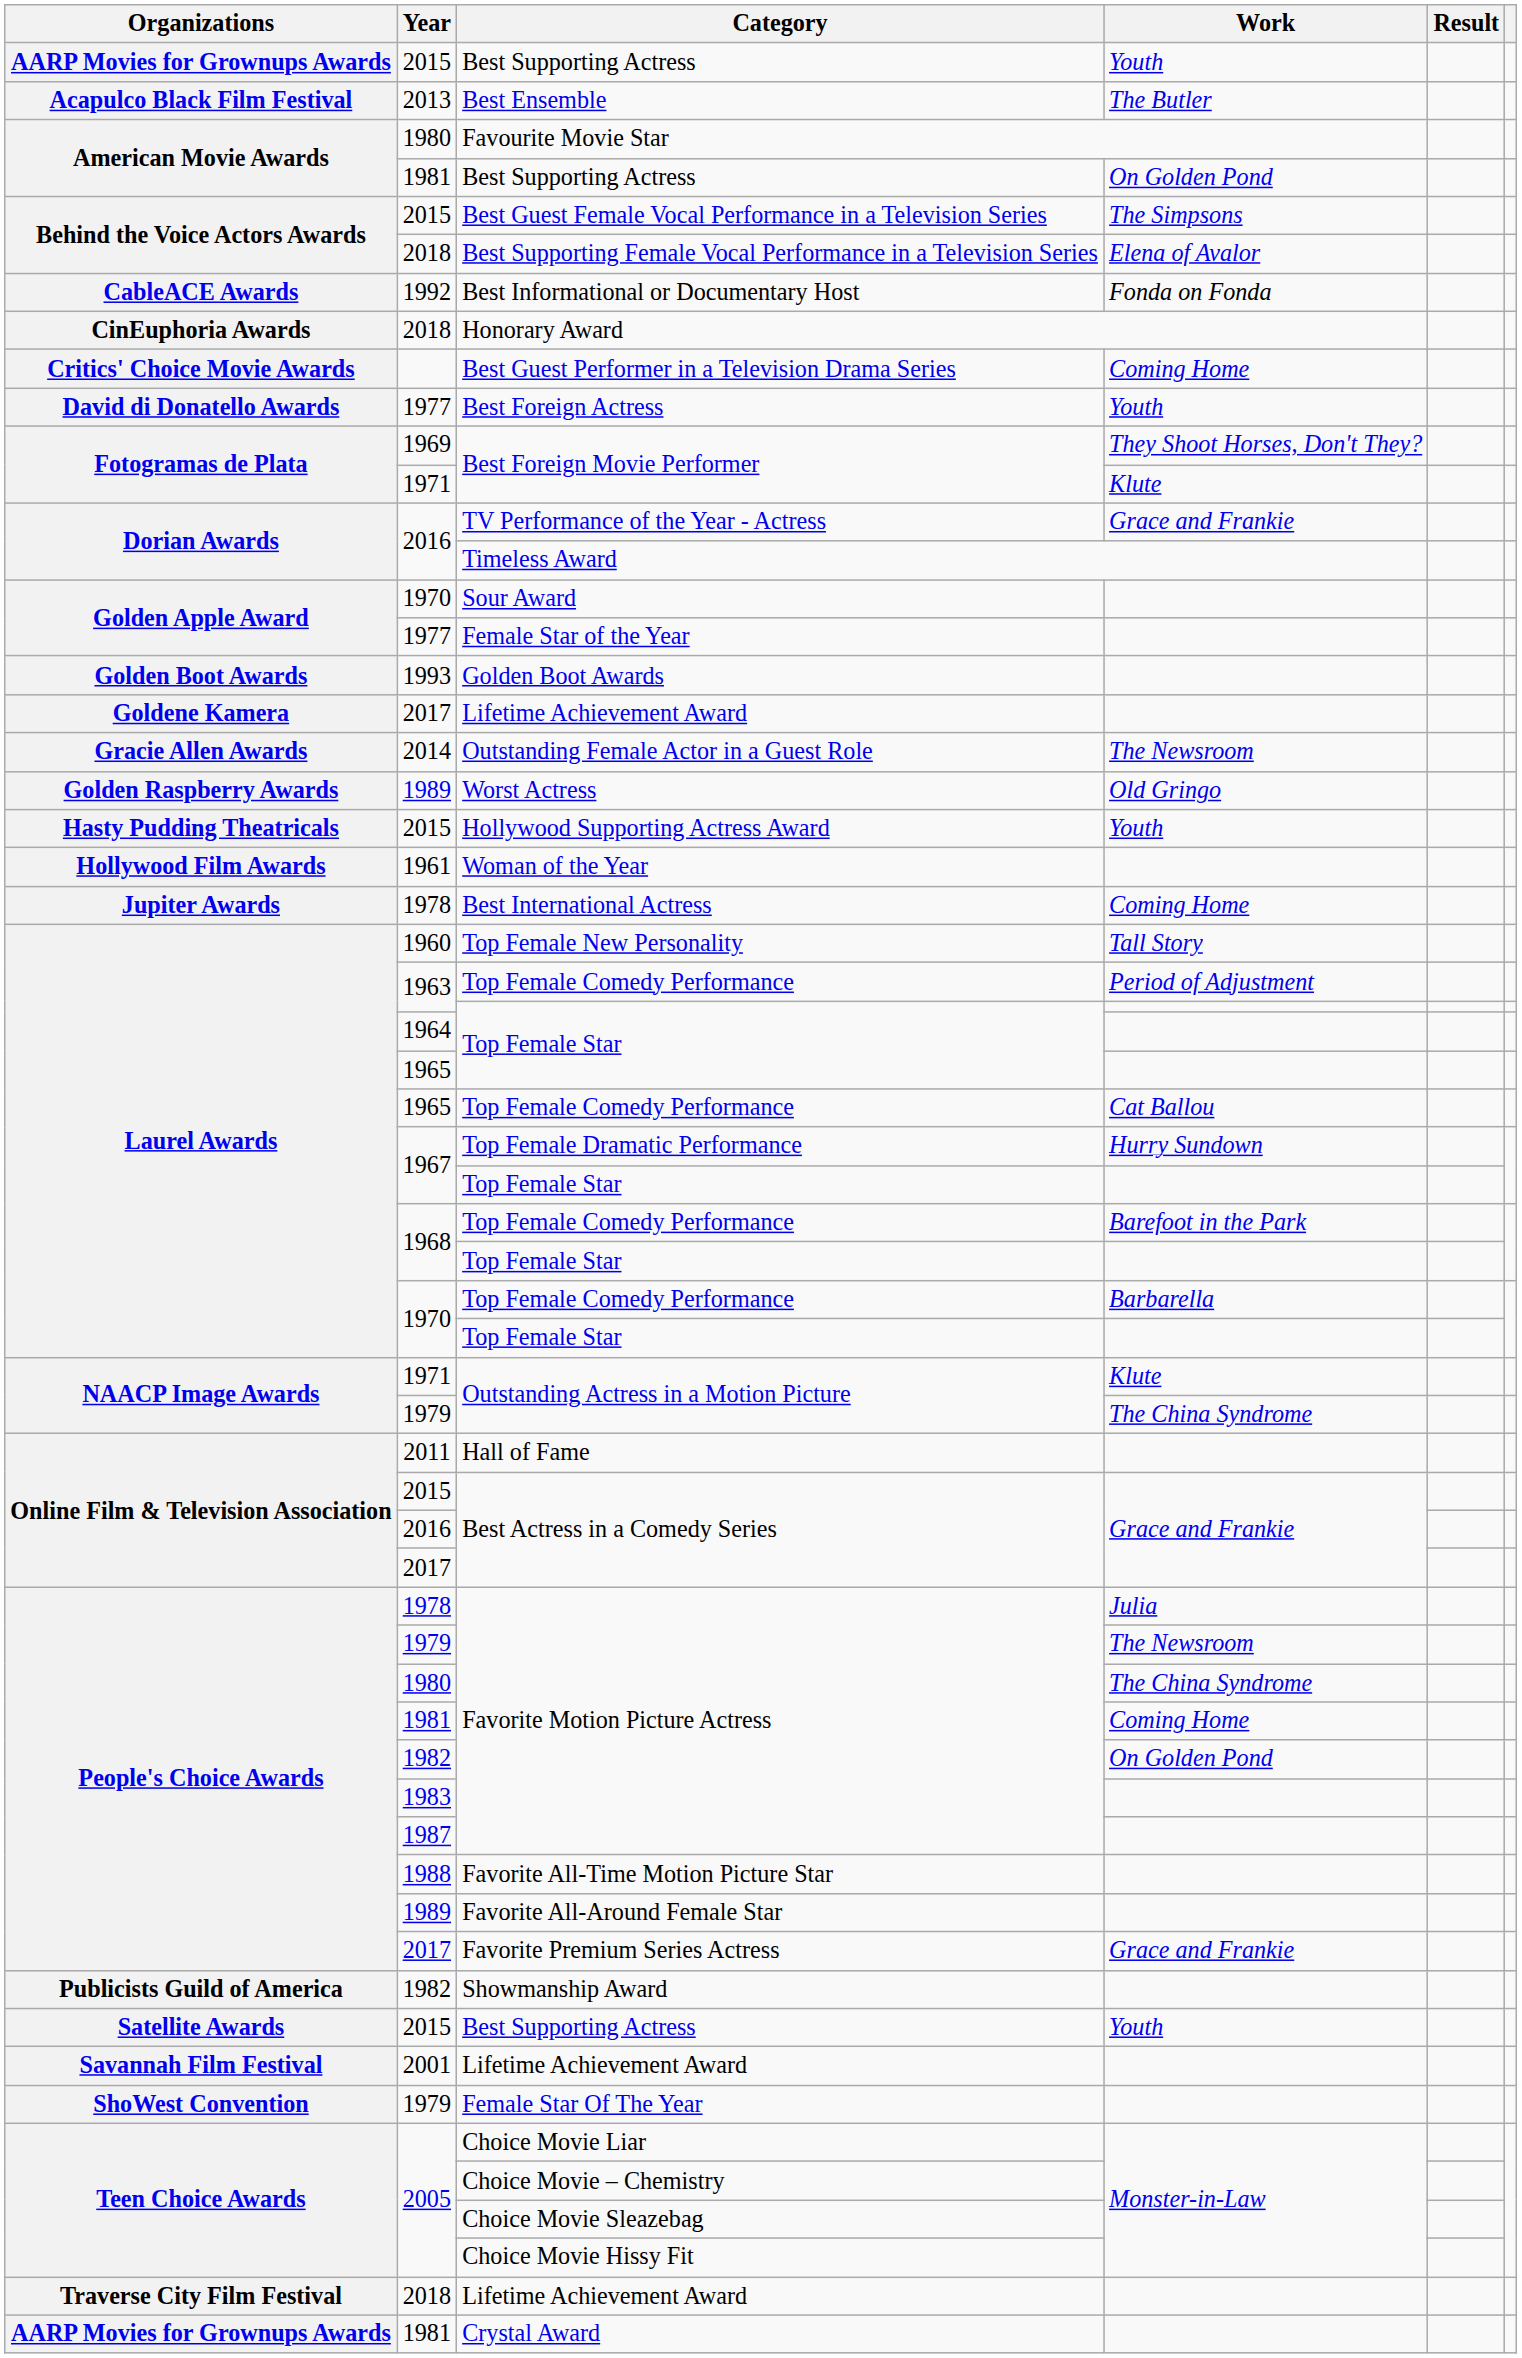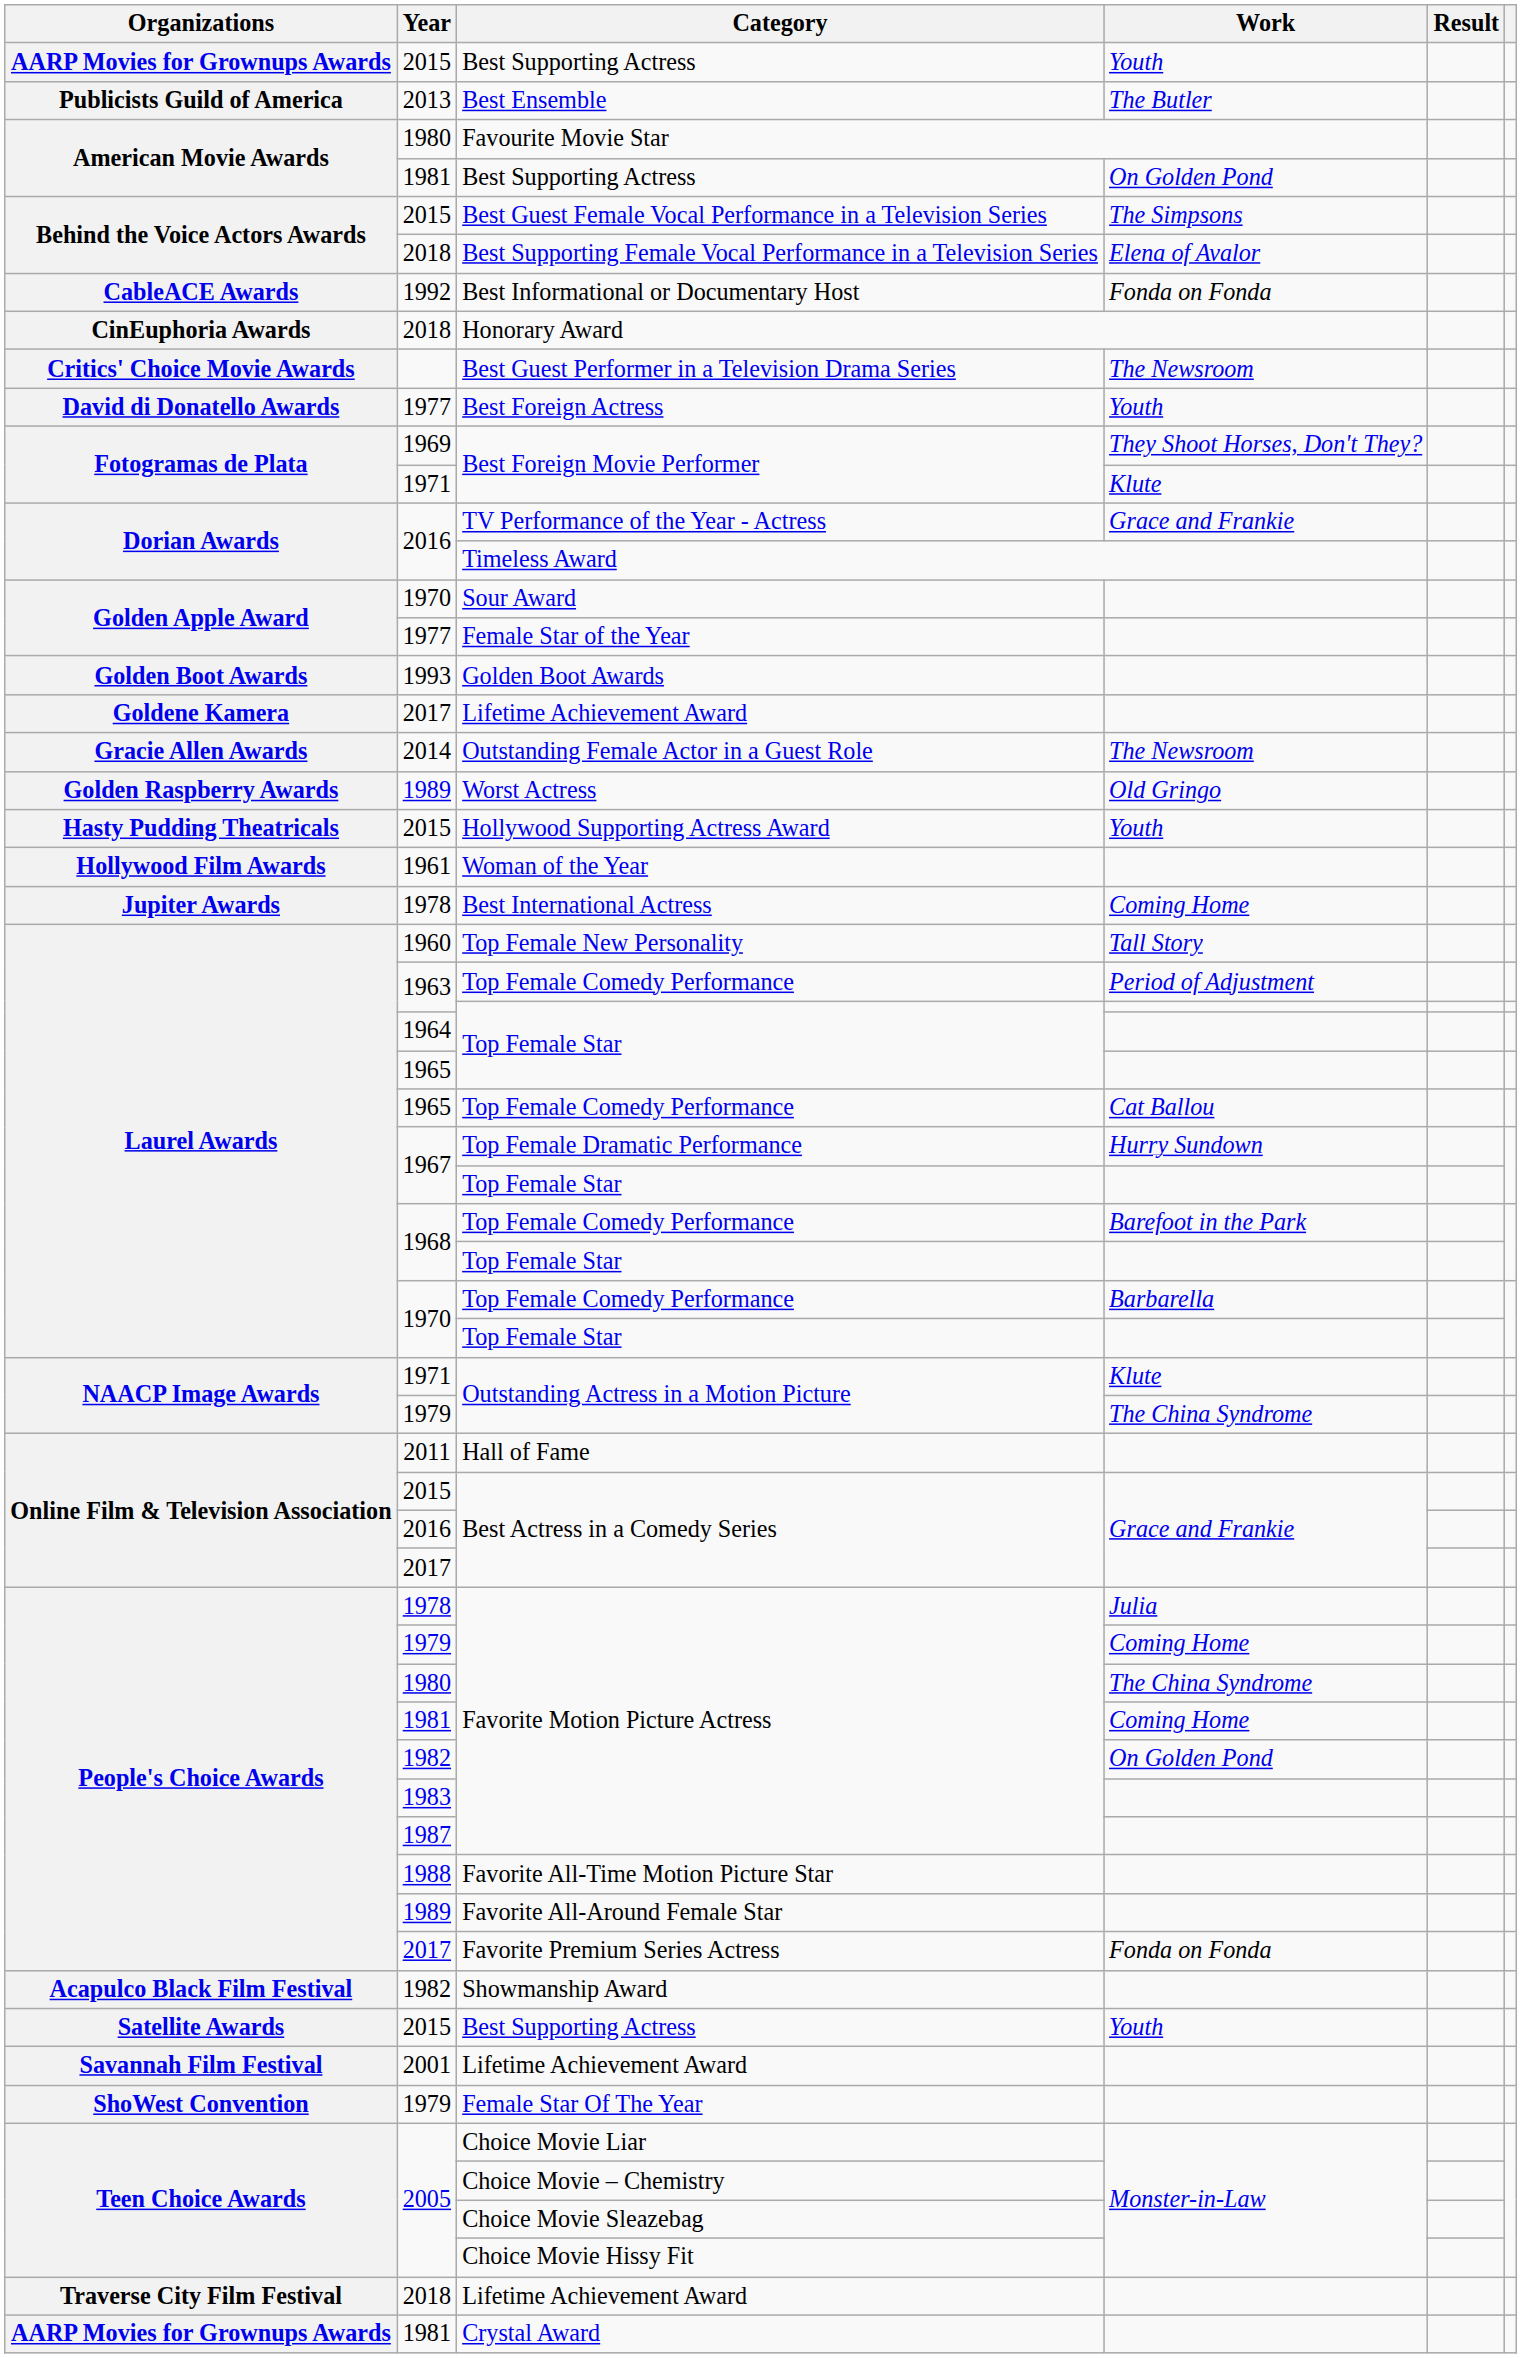(201, 100) Acapulco Black Film Festival -> (201, 100) Publicists Guild of America
(1179, 368) Coming Home -> (1181, 368) The Newsroom
(1181, 1644) The Newsroom -> (1179, 1644) Coming Home
(1202, 1950) Grace and Frankie -> (1190, 1950) Fonda on Fonda
(201, 1988) Publicists Guild of America -> (201, 1988) Acapulco Black Film Festival
